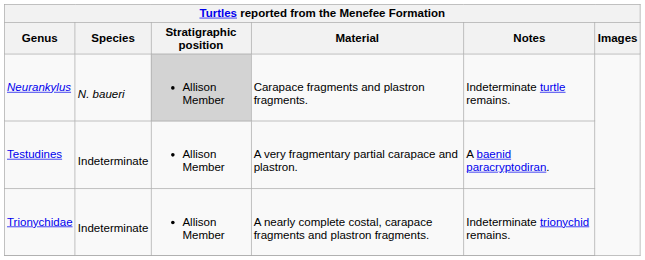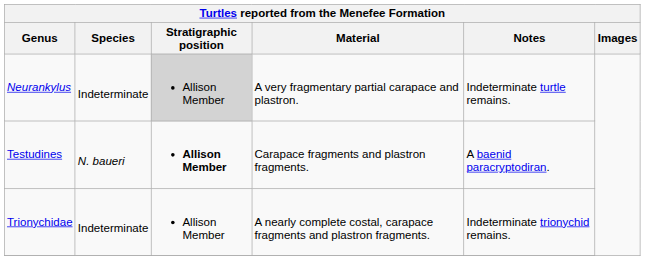(101, 94) N. baueri -> (113, 94) Indeterminate
(339, 94) Carapace fragments and plastron fragments. -> (357, 94) A very fragmentary partial carapace and plastron.
(113, 161) Indeterminate -> (101, 161) N. baueri
(201, 161) normal -> (201, 161) bold
(356, 161) A very fragmentary partial carapace and plastron. -> (340, 161) Carapace fragments and plastron fragments.
